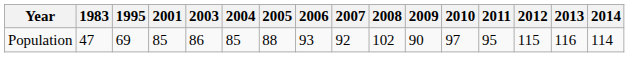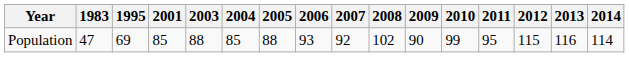(197, 39) 86 -> (197, 39) 88
(453, 39) 97 -> (453, 39) 99
